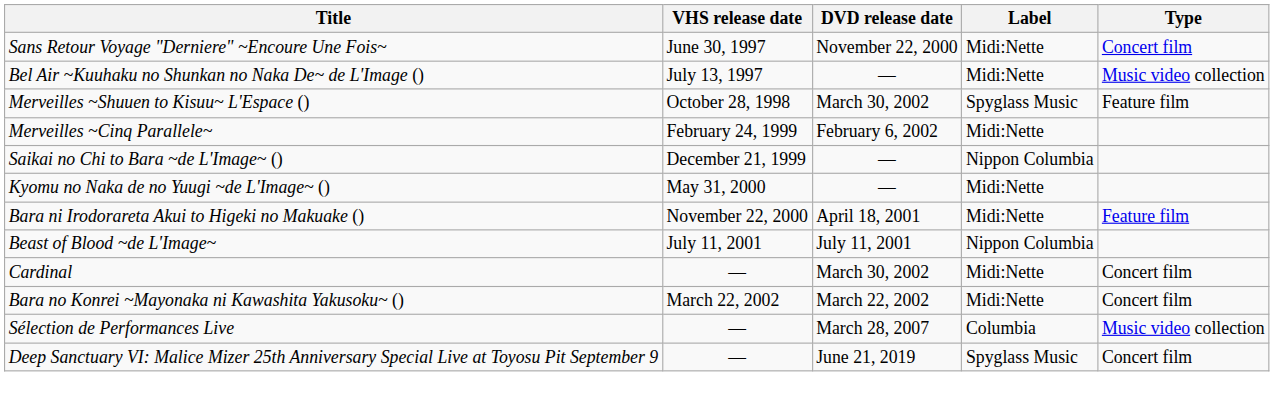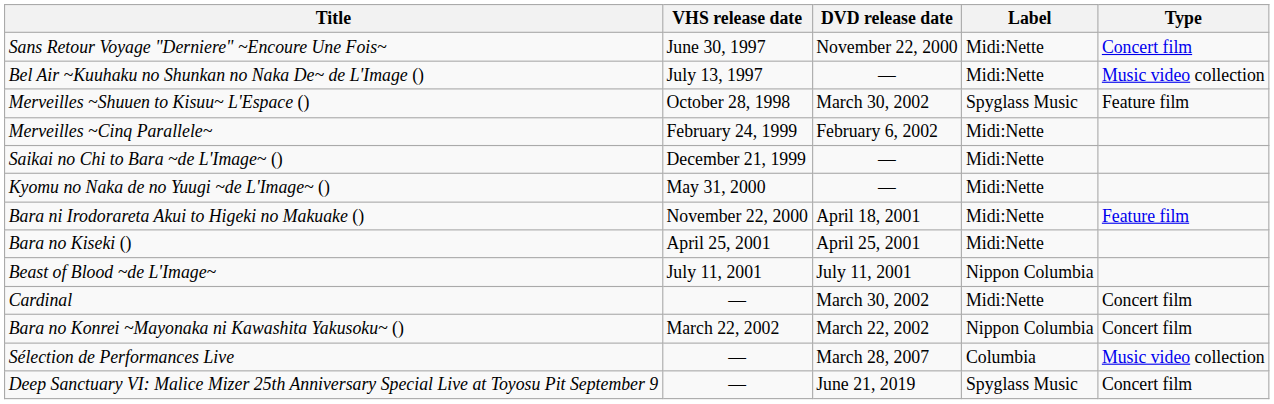(1030, 159) Nippon Columbia -> (1005, 159) Midi:Nette
+ row: (70, 243)
(1005, 300) Midi:Nette -> (1030, 328) Nippon Columbia
